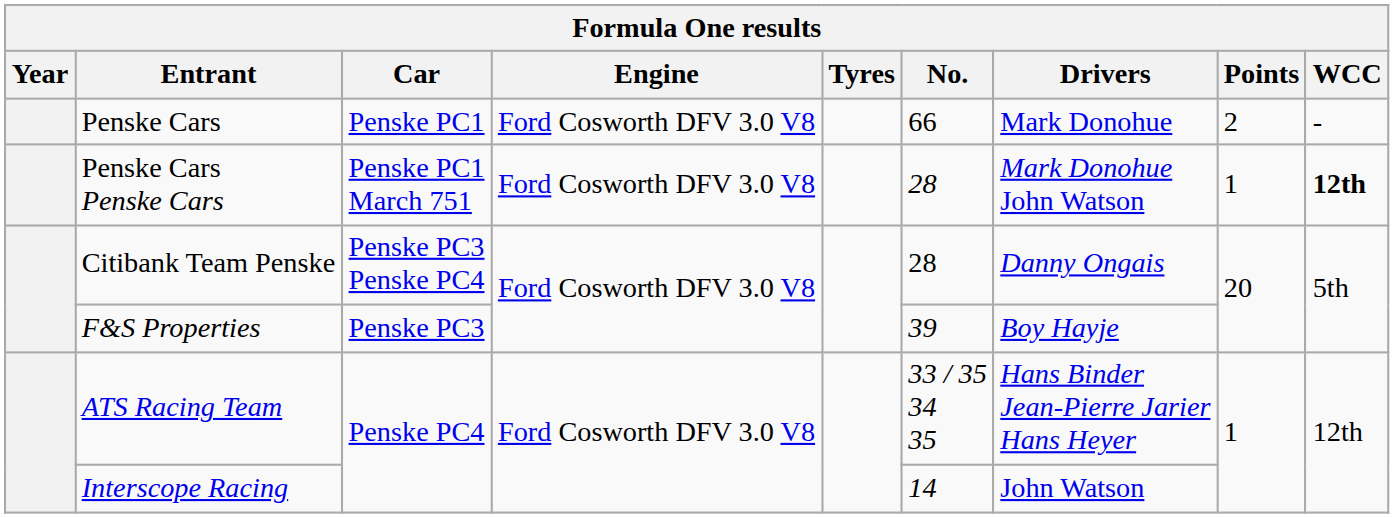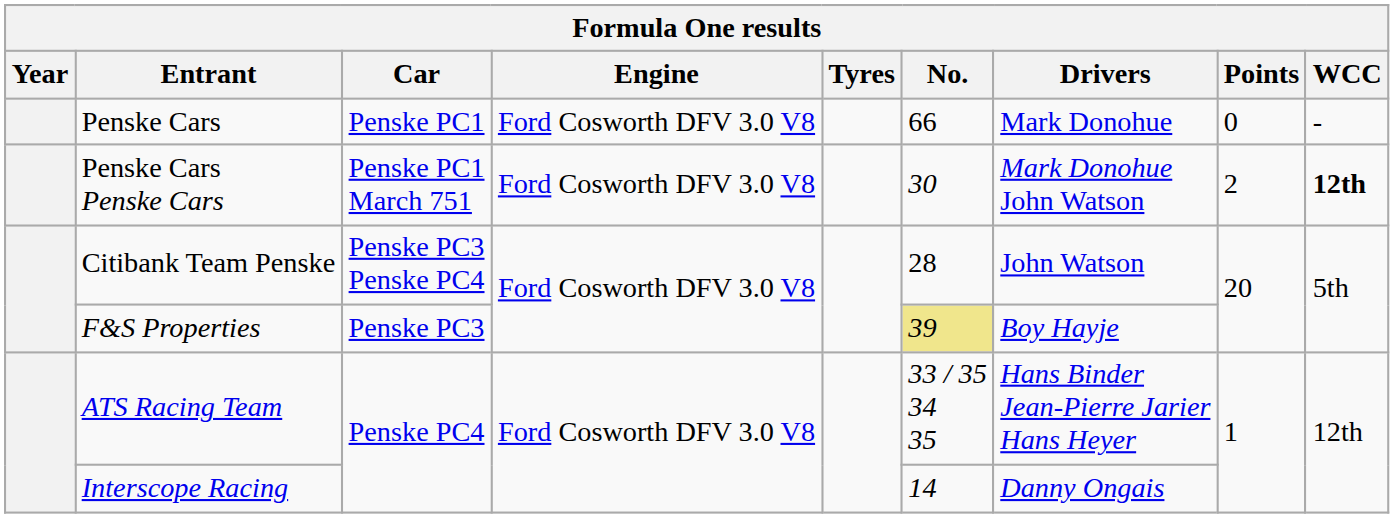(1231, 120) 2 -> (1231, 120) 0
(922, 184) 28 -> (922, 184) 30
(1231, 184) 1 -> (1231, 184) 2
(1082, 264) Danny Ongais -> (1072, 264) John Watson
(922, 327) no background -> (922, 327) khaki background
(1072, 487) John Watson -> (1082, 487) Danny Ongais
